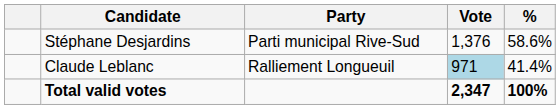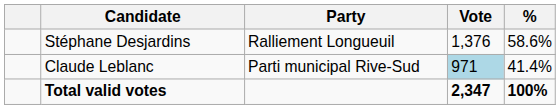(334, 41) Parti municipal Rive-Sud -> (321, 41) Ralliement Longueuil
(321, 66) Ralliement Longueuil -> (334, 66) Parti municipal Rive-Sud
